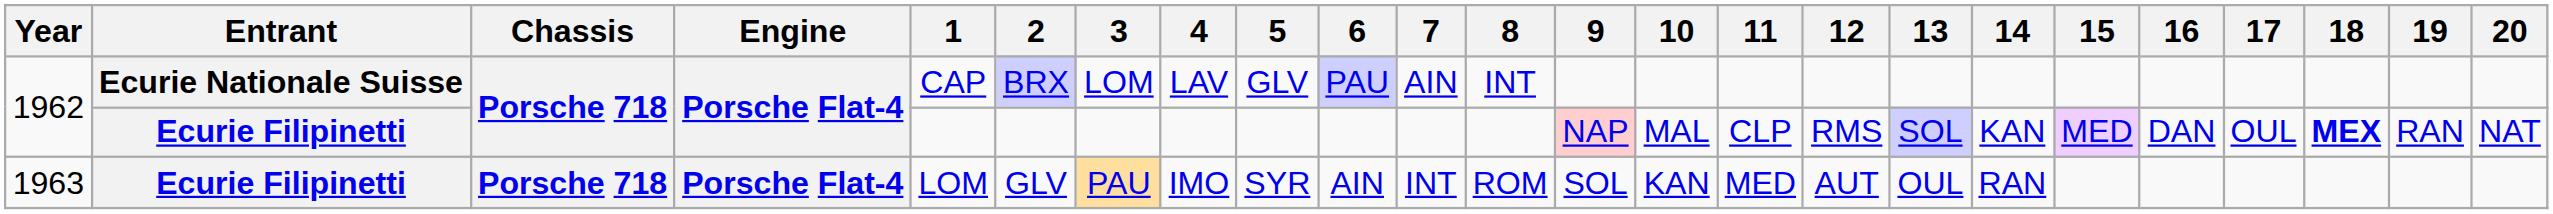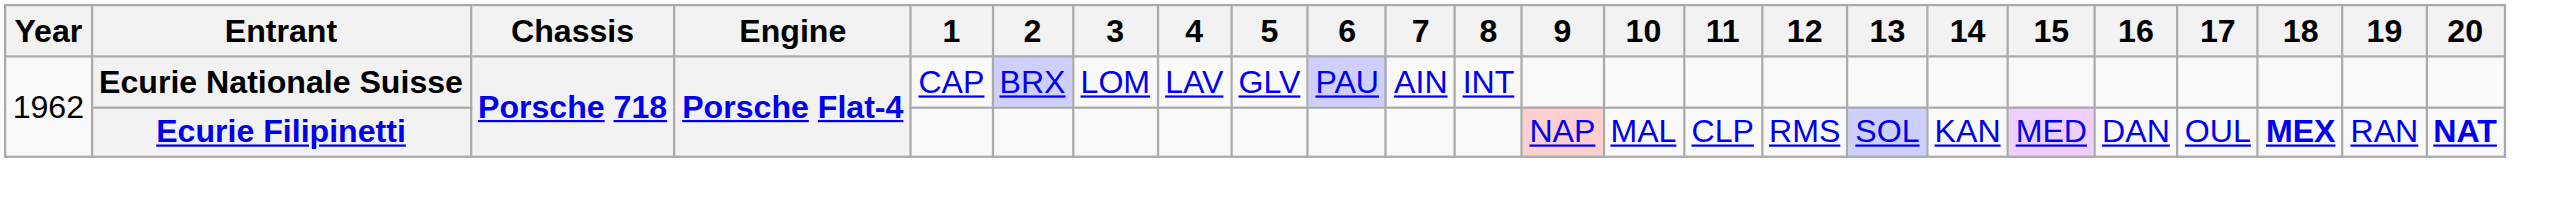(2510, 132) normal -> (2465, 132) bold
- row: (48, 183)
